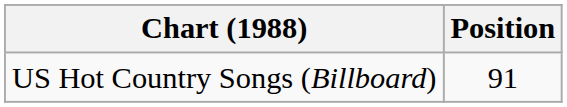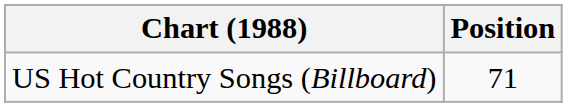(503, 76) 91 -> (503, 76) 71
